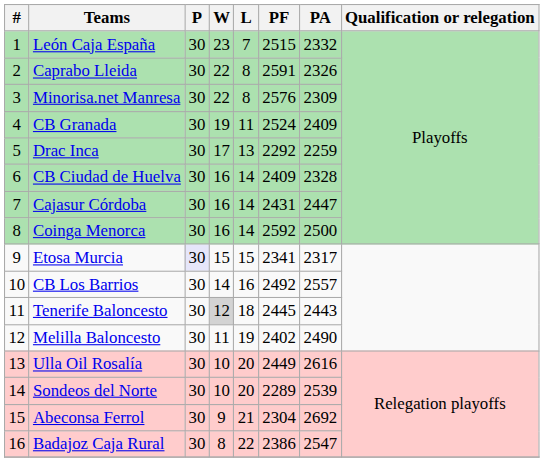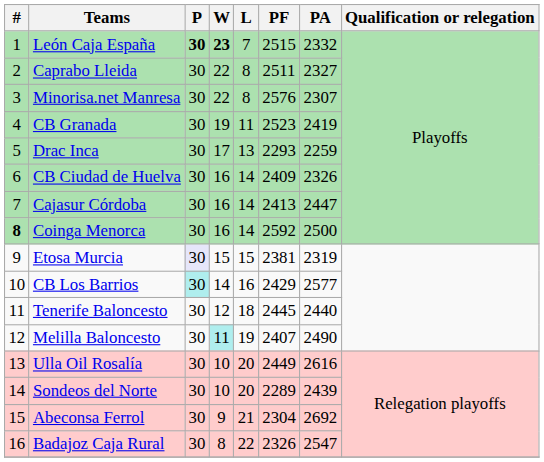(197, 44) normal -> (197, 44) bold
(222, 44) normal -> (222, 44) bold
(279, 71) 2591 -> (279, 71) 2511
(320, 71) 2326 -> (320, 71) 2327
(320, 97) 2309 -> (320, 97) 2307
(279, 124) 2524 -> (279, 124) 2523
(320, 124) 2409 -> (320, 124) 2419
(279, 151) 2292 -> (279, 151) 2293
(320, 177) 2328 -> (320, 177) 2326
(279, 204) 2431 -> (279, 204) 2413
(17, 230) normal -> (17, 230) bold
(279, 257) 2341 -> (279, 257) 2381
(320, 257) 2317 -> (320, 257) 2319
(197, 284) no background -> (197, 284) paleturquoise background
(279, 284) 2492 -> (279, 284) 2429
(320, 284) 2557 -> (320, 284) 2577
(222, 310) lightgrey background -> (222, 310) no background
(320, 310) 2443 -> (320, 310) 2440
(222, 337) no background -> (222, 337) paleturquoise background
(279, 337) 2402 -> (279, 337) 2407
(320, 390) 2539 -> (320, 390) 2439
(279, 444) 2386 -> (279, 444) 2326
